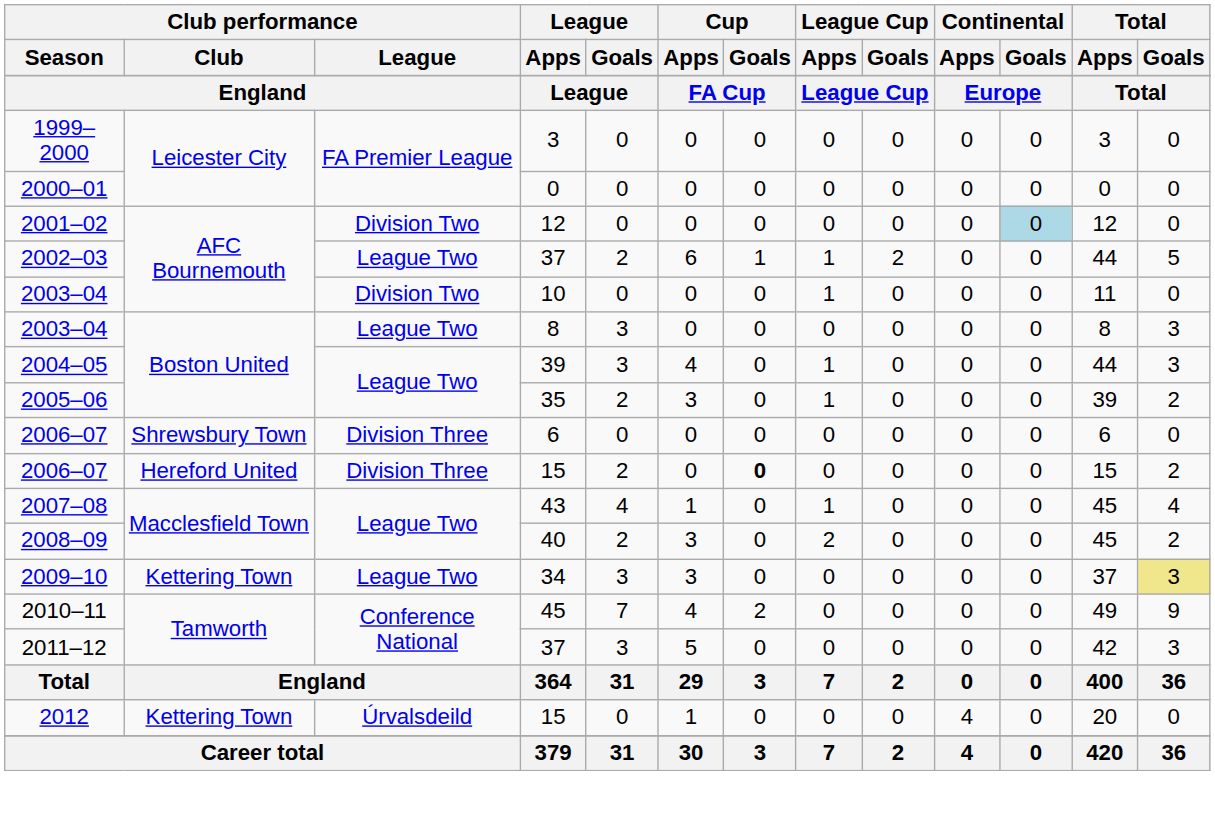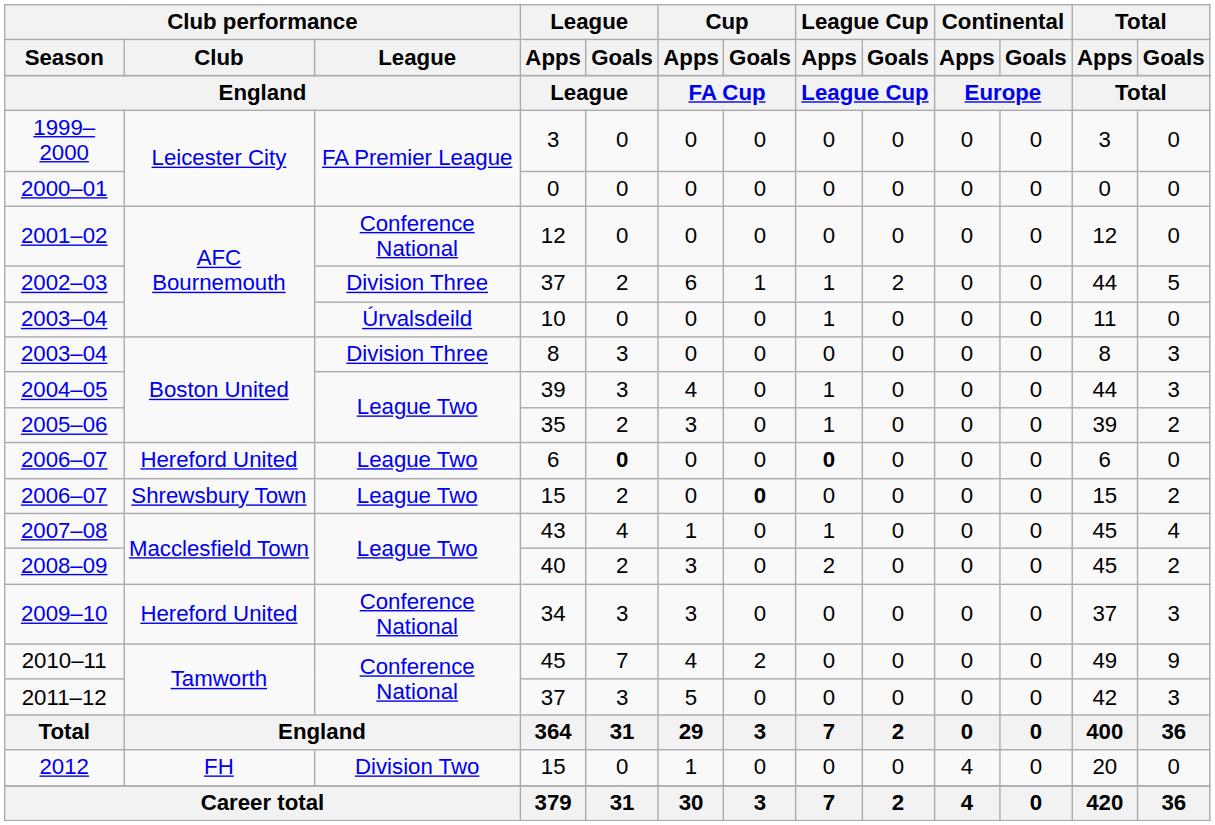(417, 223) Division Two -> (417, 236) Conference National
(1036, 223) lightblue background -> (1036, 236) no background
(417, 258) League Two -> (417, 283) Division Three
(417, 294) Division Two -> (417, 319) Úrvalsdeild
(417, 329) League Two -> (417, 354) Division Three
(219, 435) Shrewsbury Town -> (219, 460) Hereford United
(417, 435) Division Three -> (417, 460) League Two
(622, 435) normal -> (622, 460) bold
(829, 435) normal -> (829, 460) bold
(219, 470) Hereford United -> (219, 495) Shrewsbury Town
(417, 470) Division Three -> (417, 495) League Two
(219, 576) Kettering Town -> (219, 613) Hereford United
(417, 576) League Two -> (417, 613) Conference National
(1174, 576) khaki background -> (1174, 613) no background
(219, 717) Kettering Town -> (219, 767) FH
(417, 717) Úrvalsdeild -> (417, 767) Division Two
